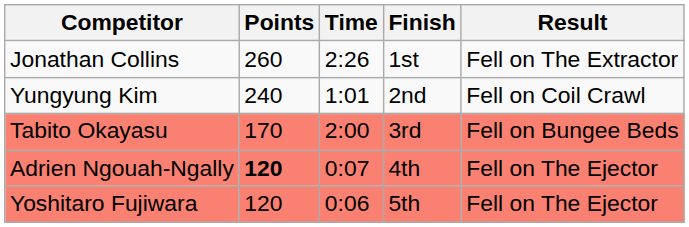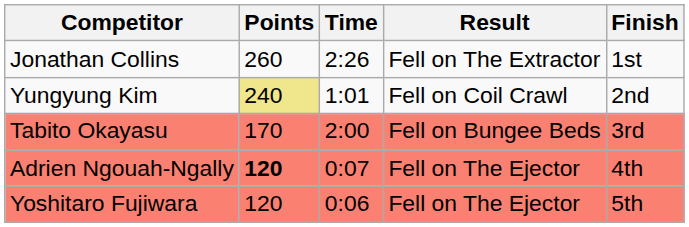columns swapped: (422, 22) <-> (572, 22)
(263, 95) no background -> (263, 95) khaki background
